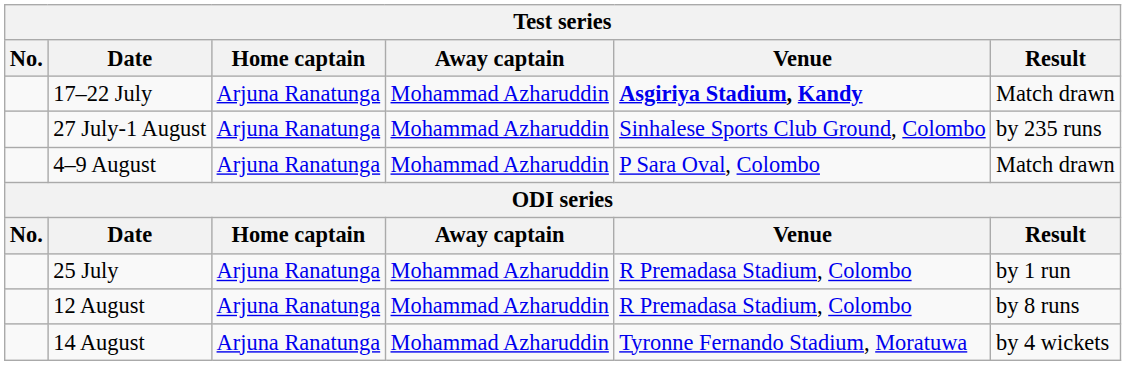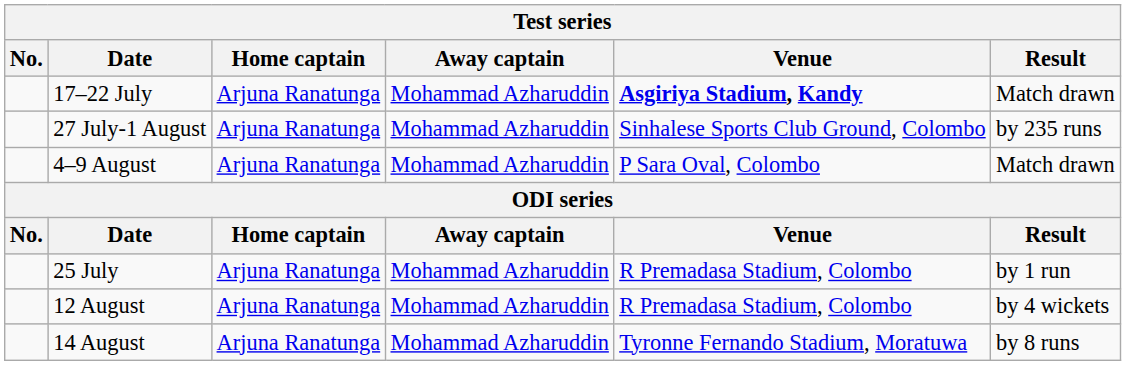(1038, 306) by 8 runs -> (1053, 306) by 4 wickets
(1053, 341) by 4 wickets -> (1038, 341) by 8 runs
